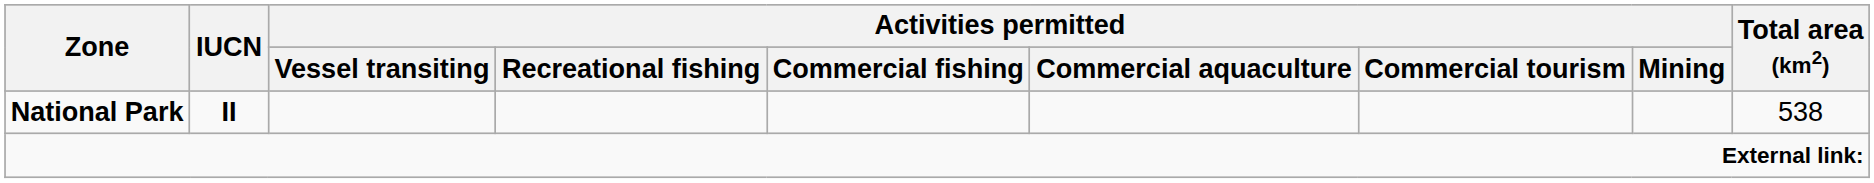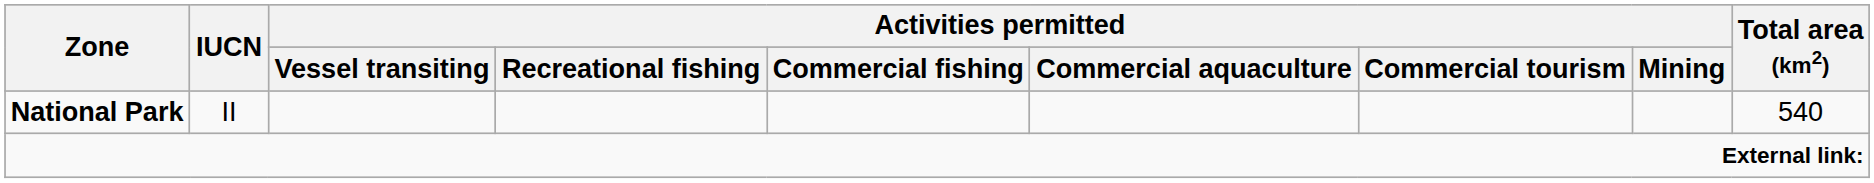(229, 111) bold -> (229, 111) normal
(1801, 111) 538 -> (1801, 111) 540
